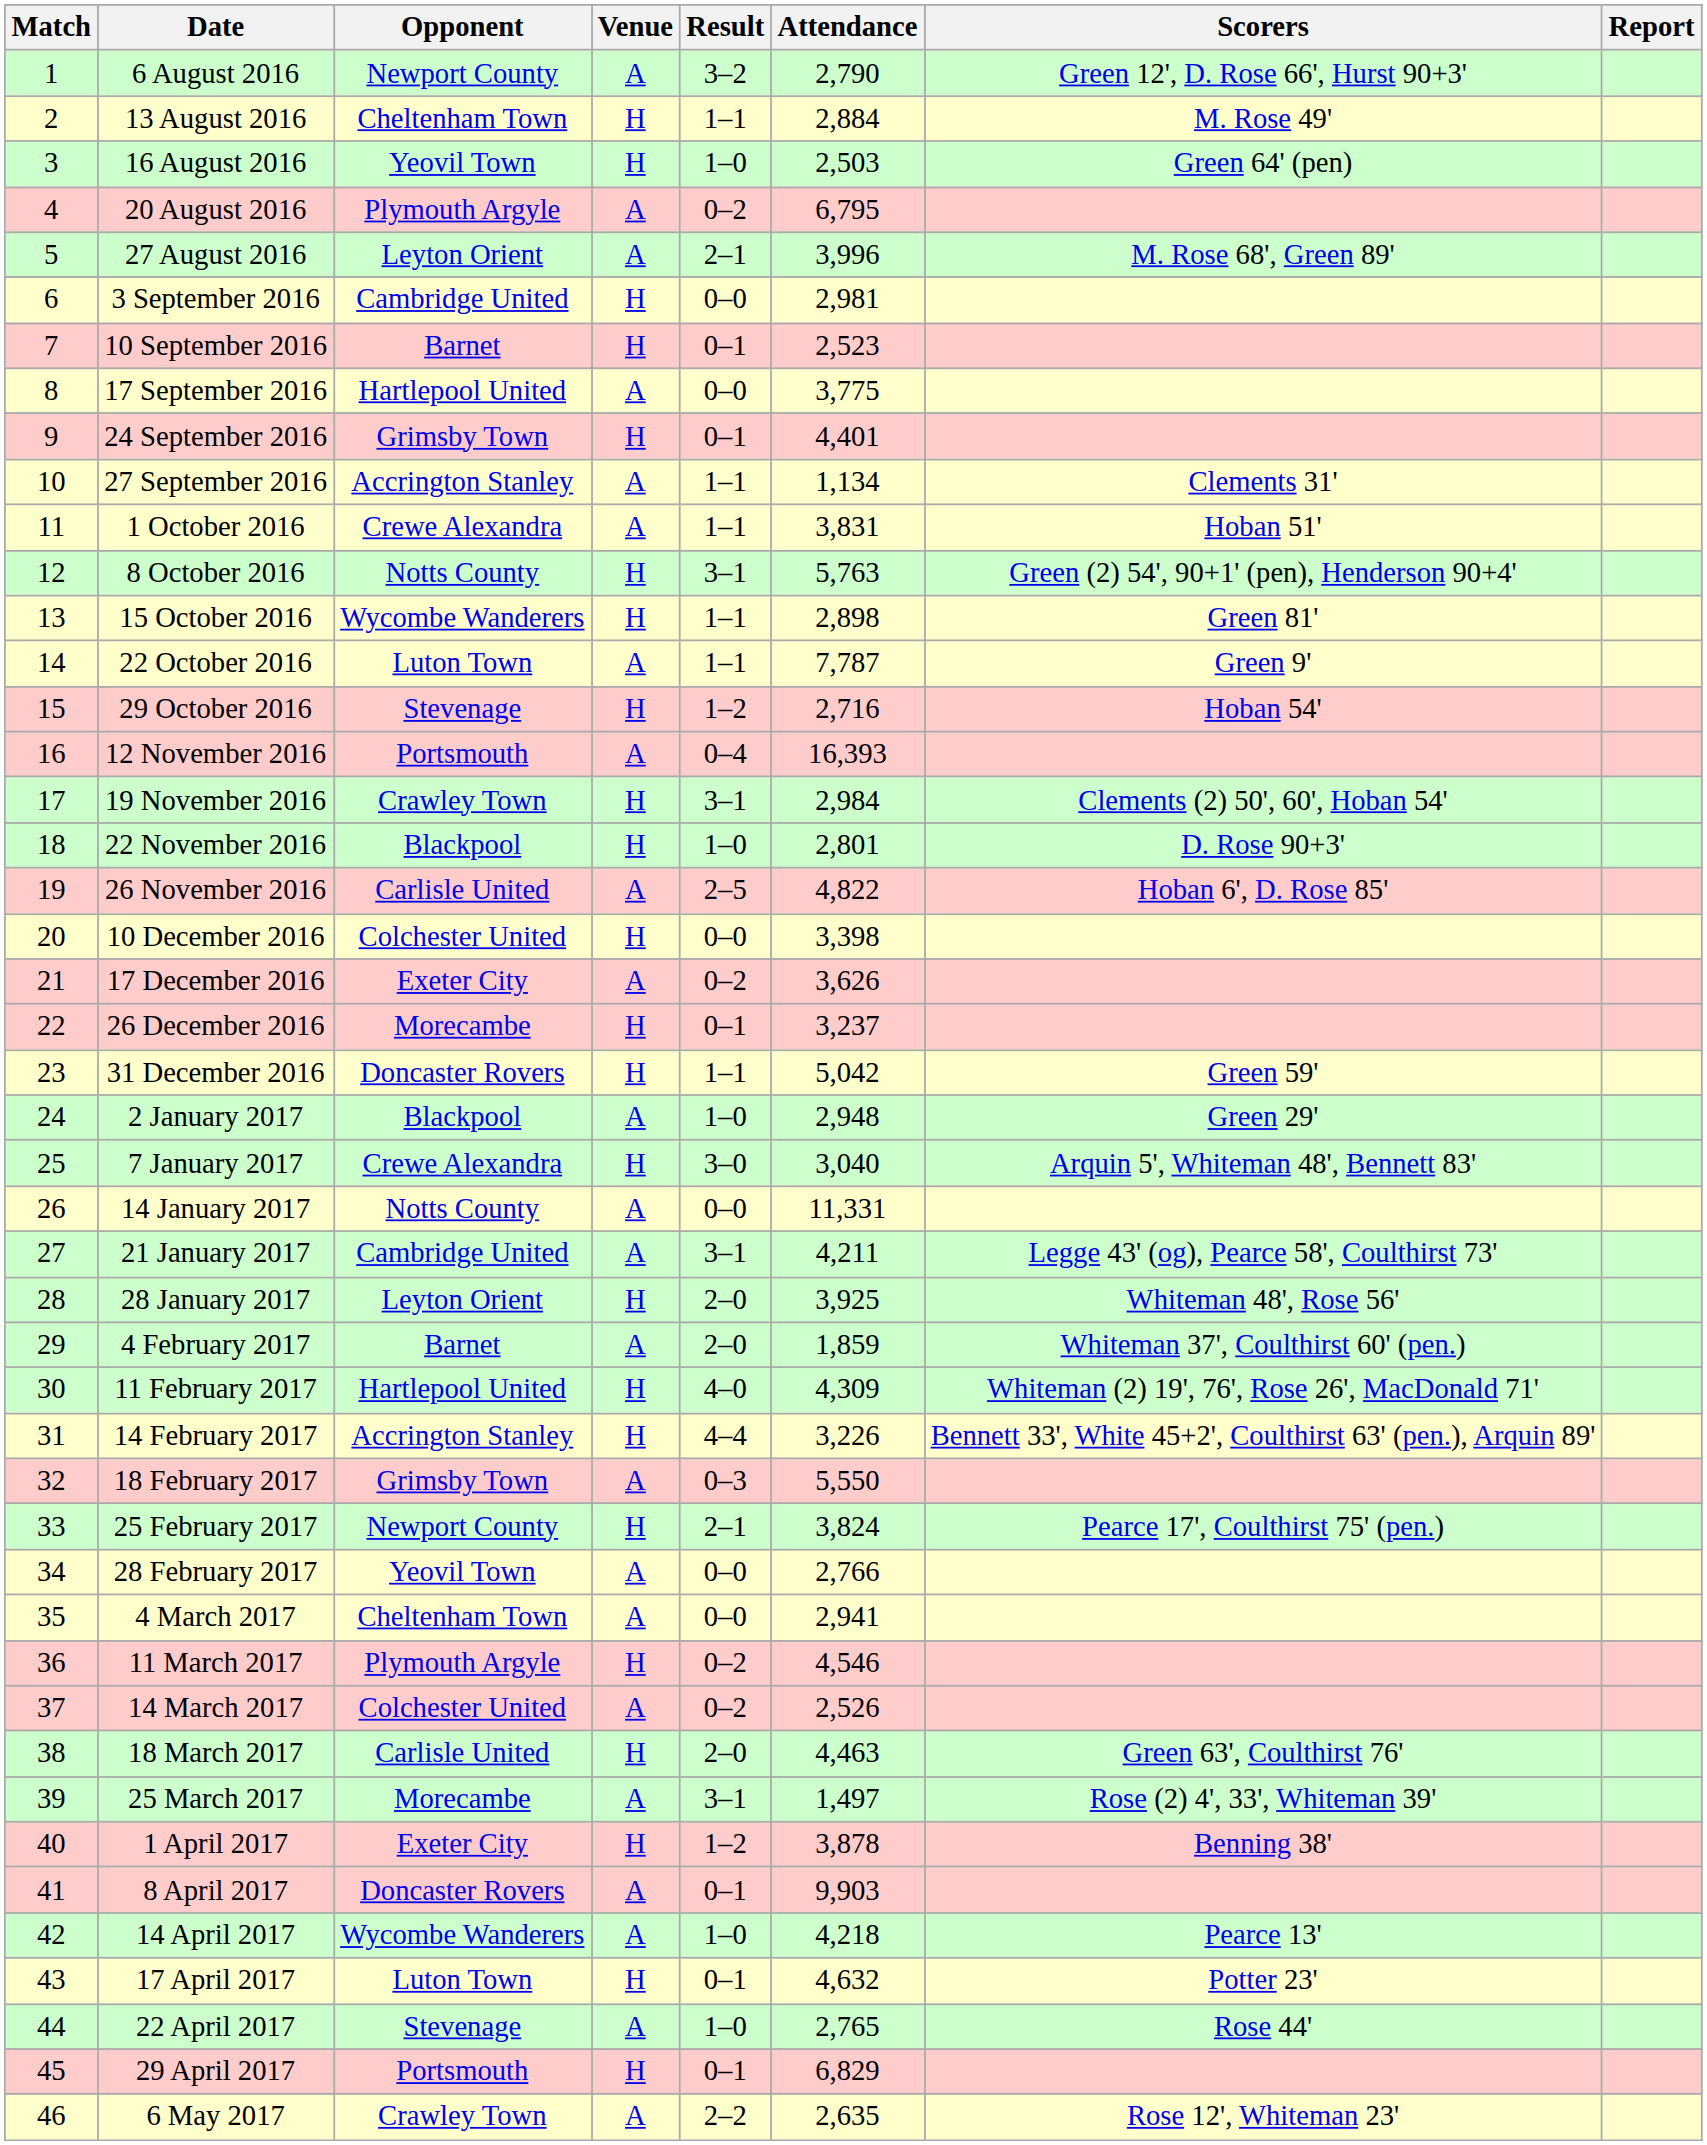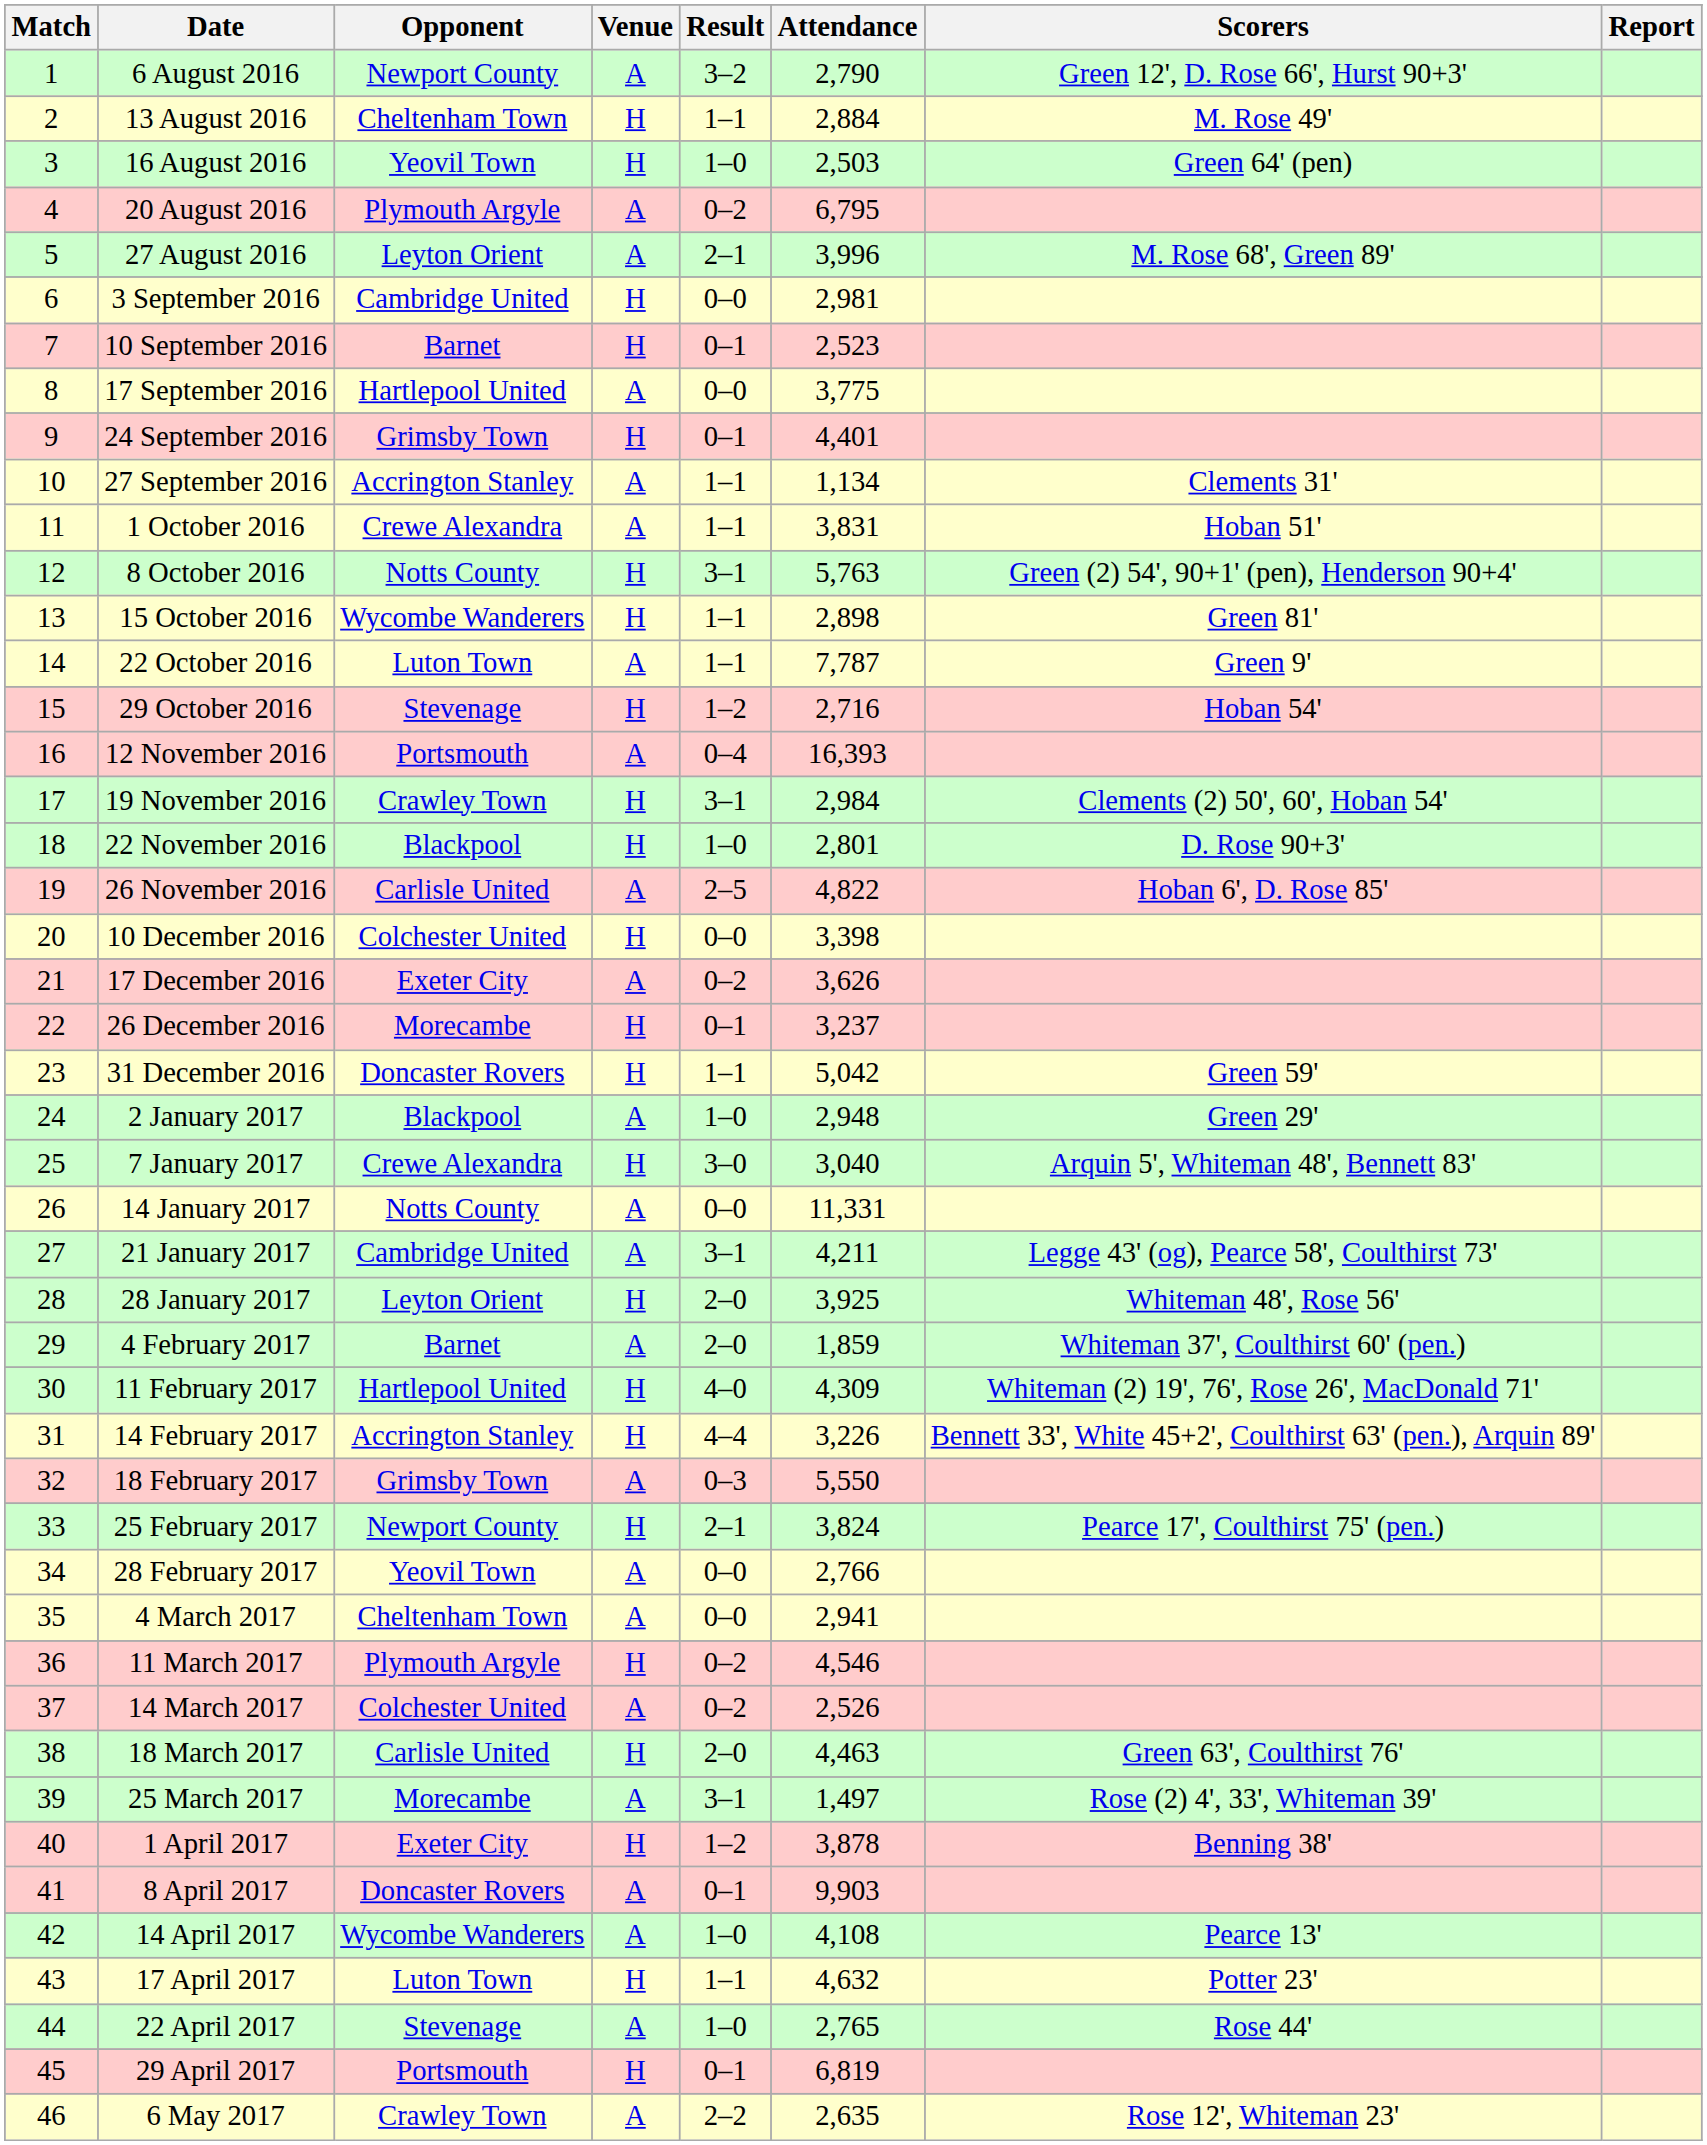(847, 1934) 4,218 -> (847, 1934) 4,108
(725, 1980) 0–1 -> (725, 1980) 1–1
(847, 2071) 6,829 -> (847, 2071) 6,819
